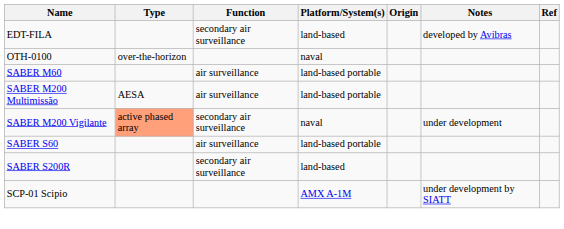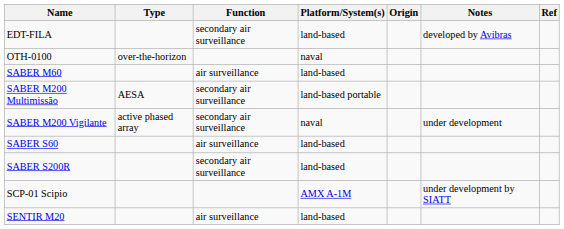(341, 72) land-based portable -> (323, 72) land-based
(227, 94) air surveillance -> (223, 94) secondary air surveillance
(145, 122) lightsalmon background -> (145, 122) no background
(341, 144) land-based portable -> (323, 144) land-based
+ row: (36, 216)
